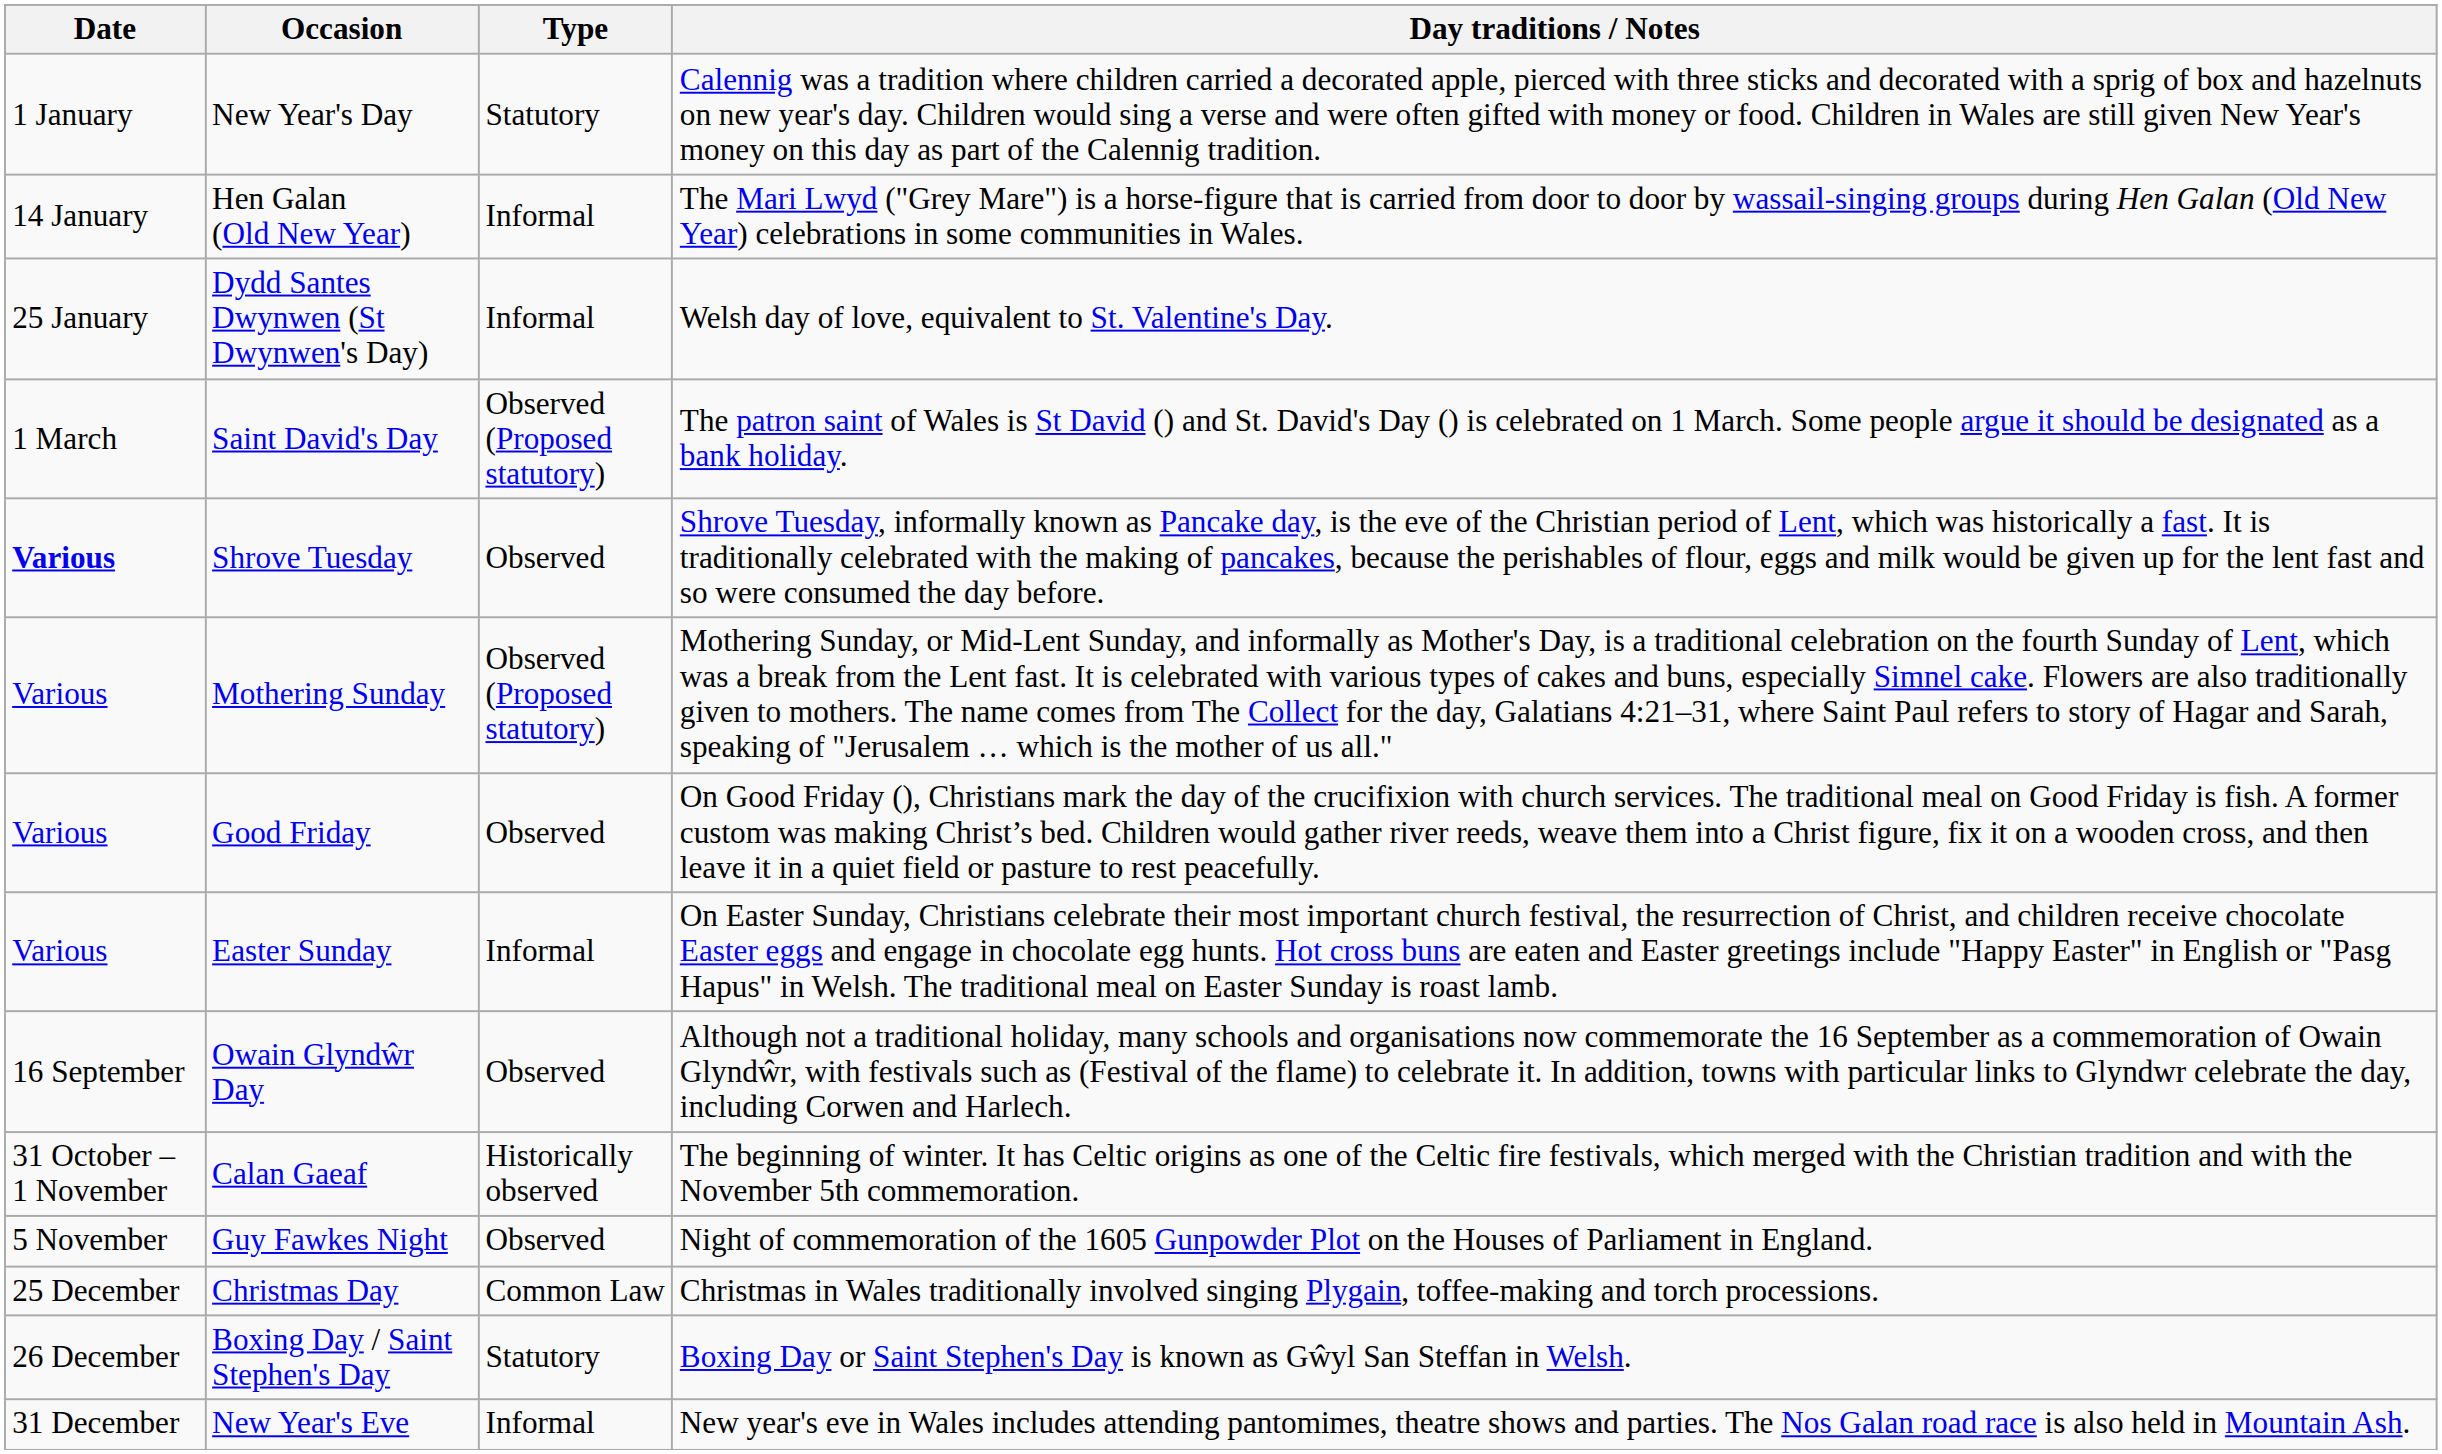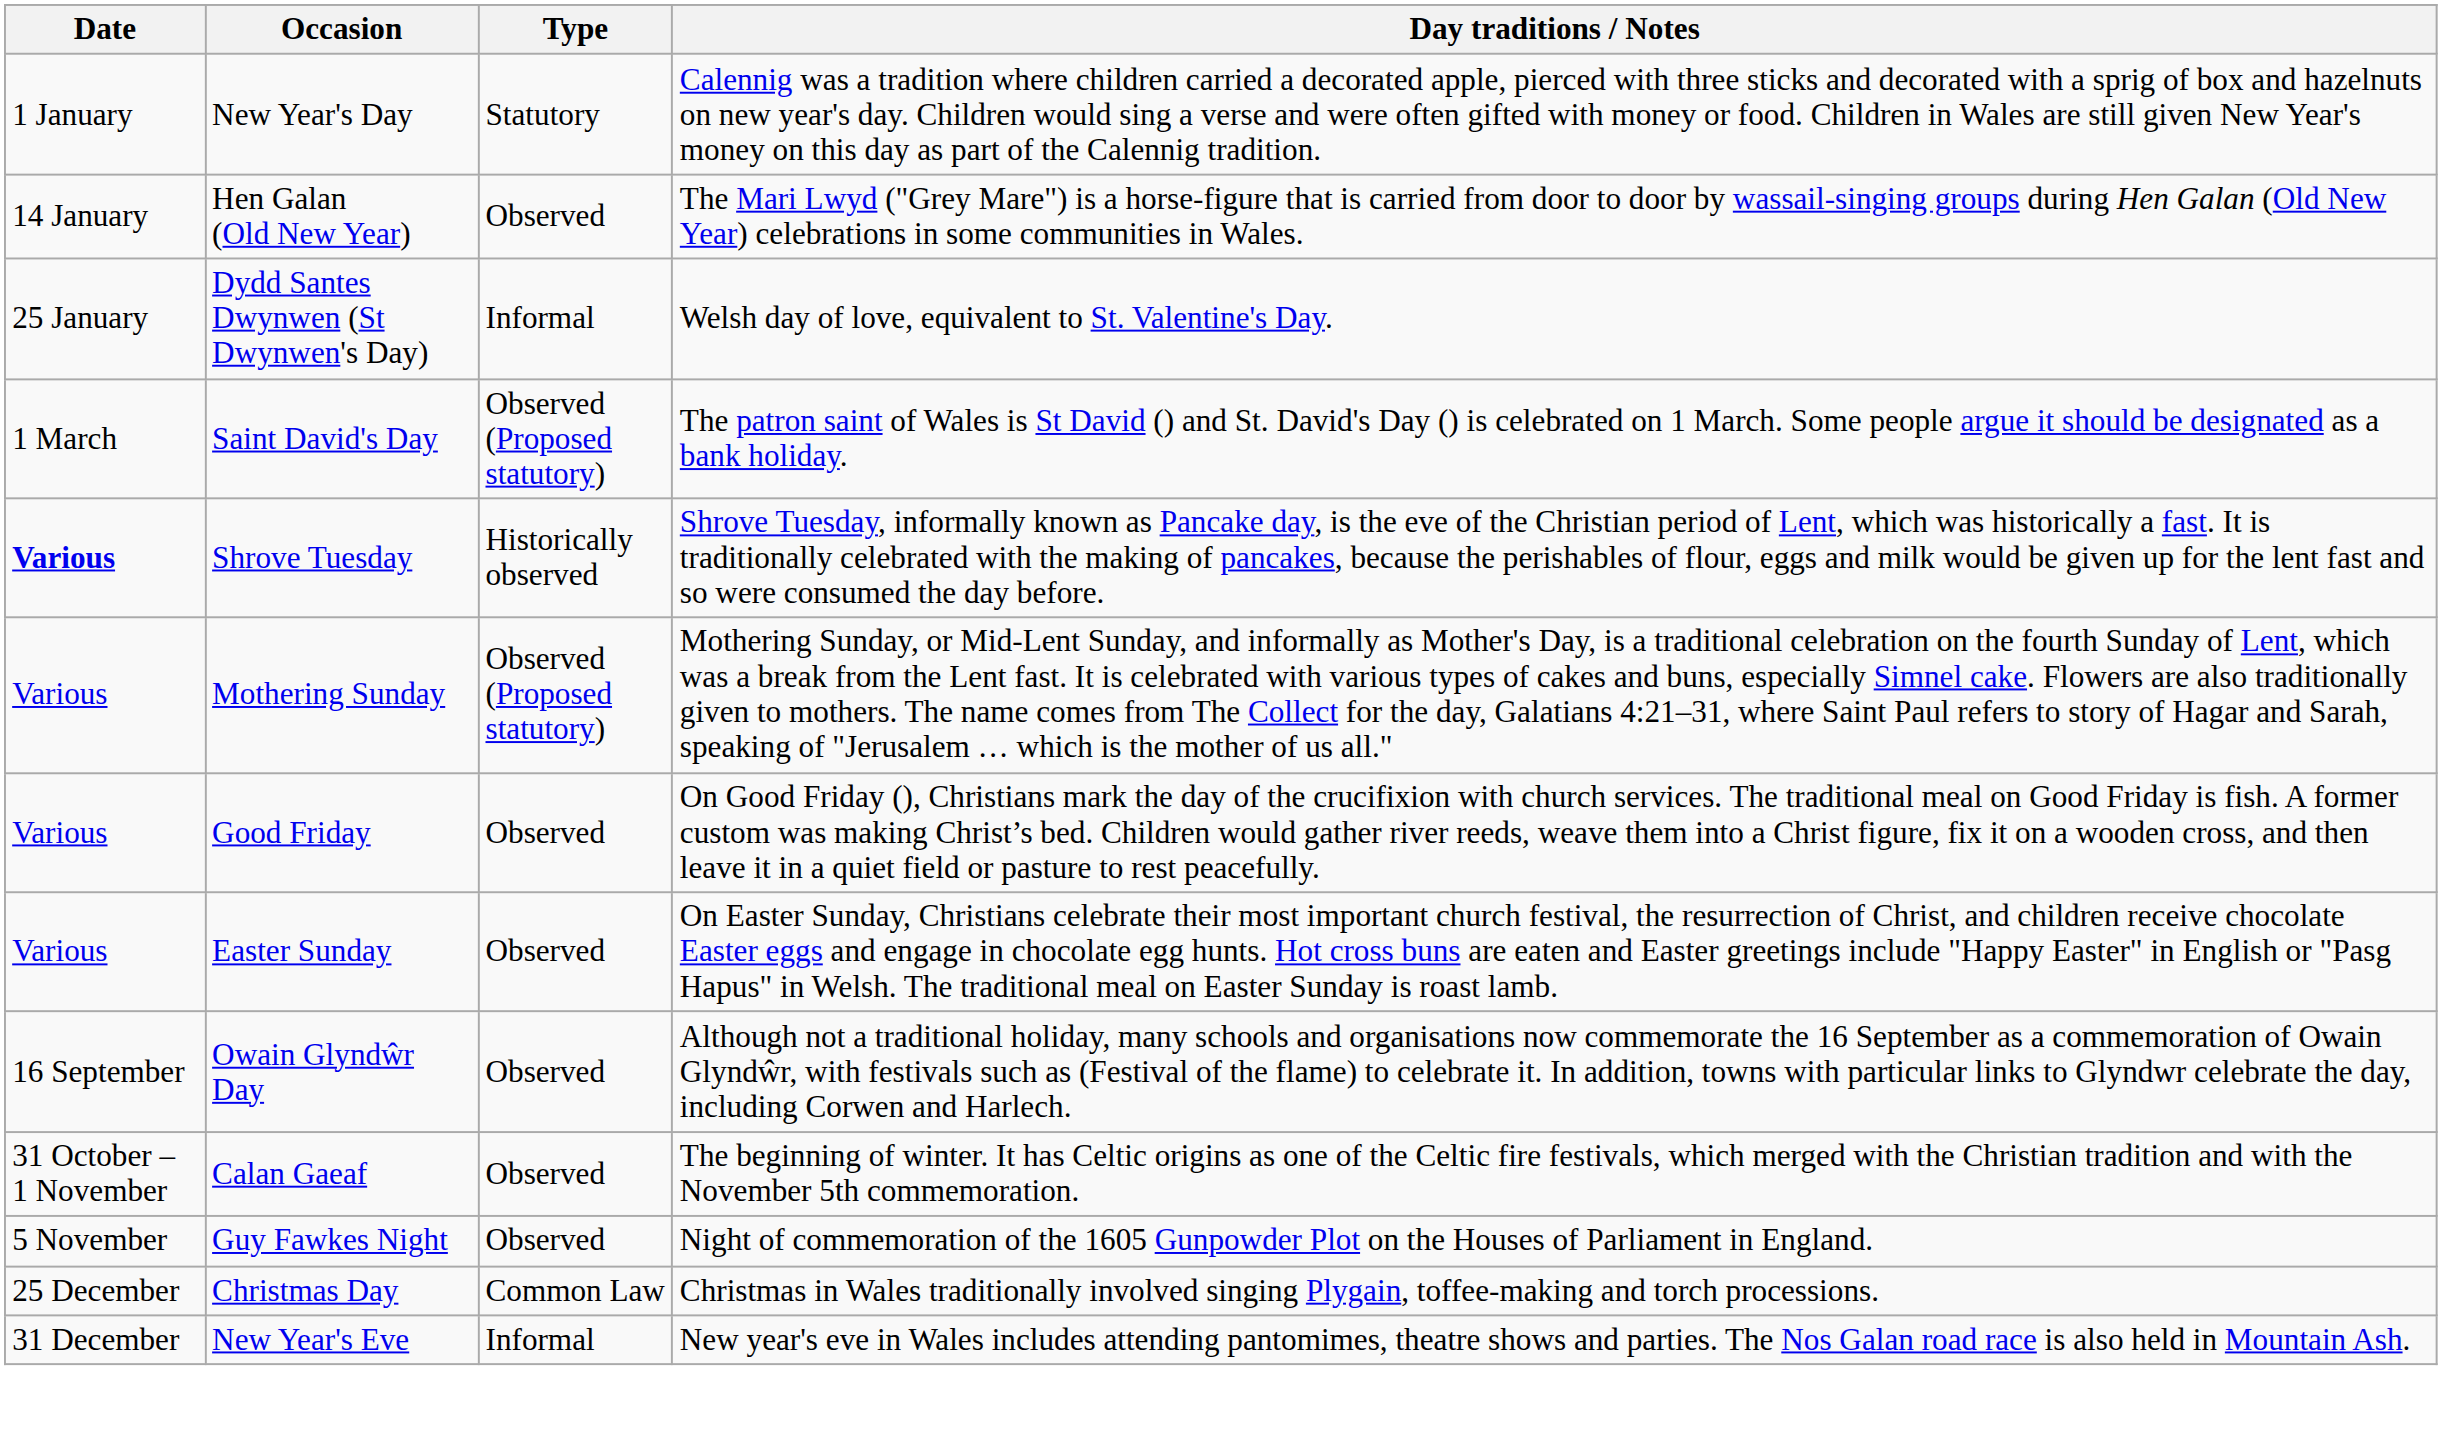(540, 215) Informal -> (545, 215) Observed
(545, 557) Observed -> (559, 557) Historically observed
(540, 951) Informal -> (545, 951) Observed
(559, 1173) Historically observed -> (545, 1173) Observed
- row: (332, 1356)
